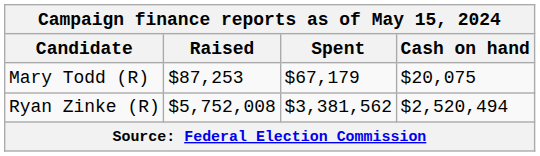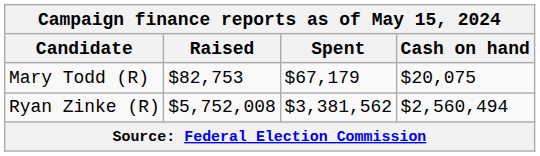(206, 78) $87,253 -> (206, 78) $82,753
(454, 107) $2,520,494 -> (454, 107) $2,560,494
